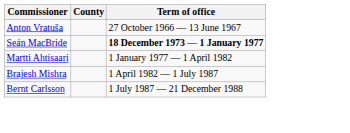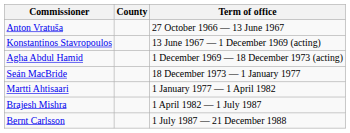+ row: (59, 43)
+ row: (45, 58)
(186, 43) bold -> (226, 74) normal
